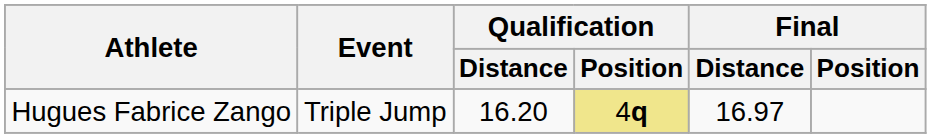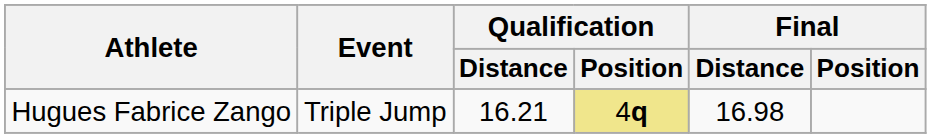(513, 112) 16.20 -> (513, 112) 16.21
(750, 112) 16.97 -> (750, 112) 16.98
